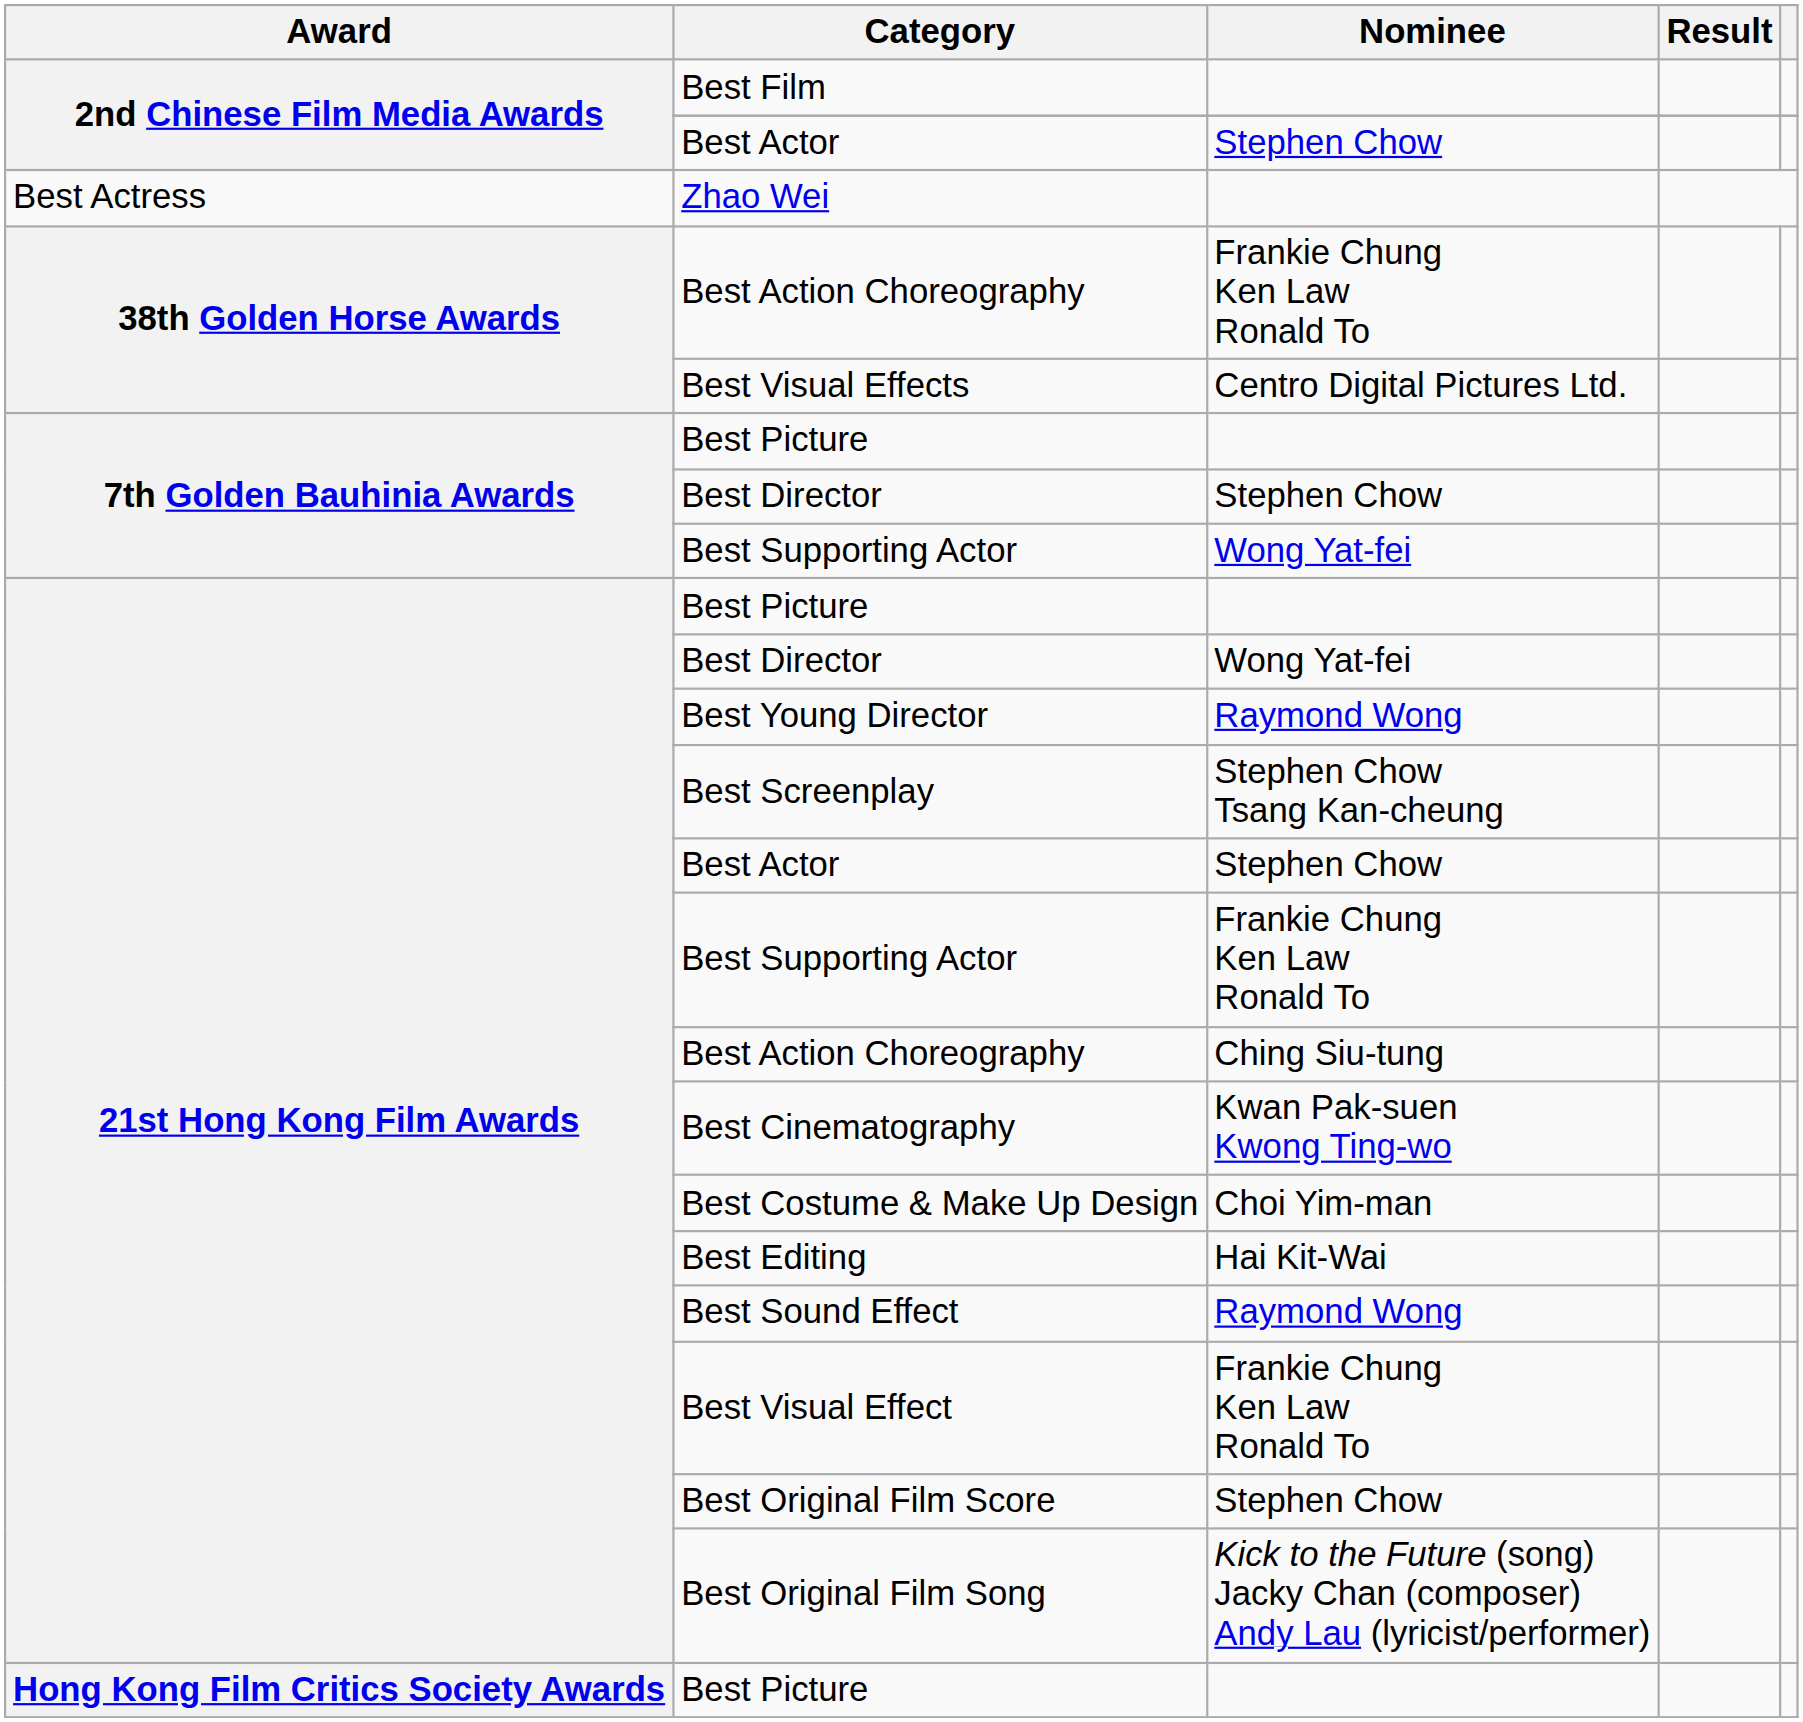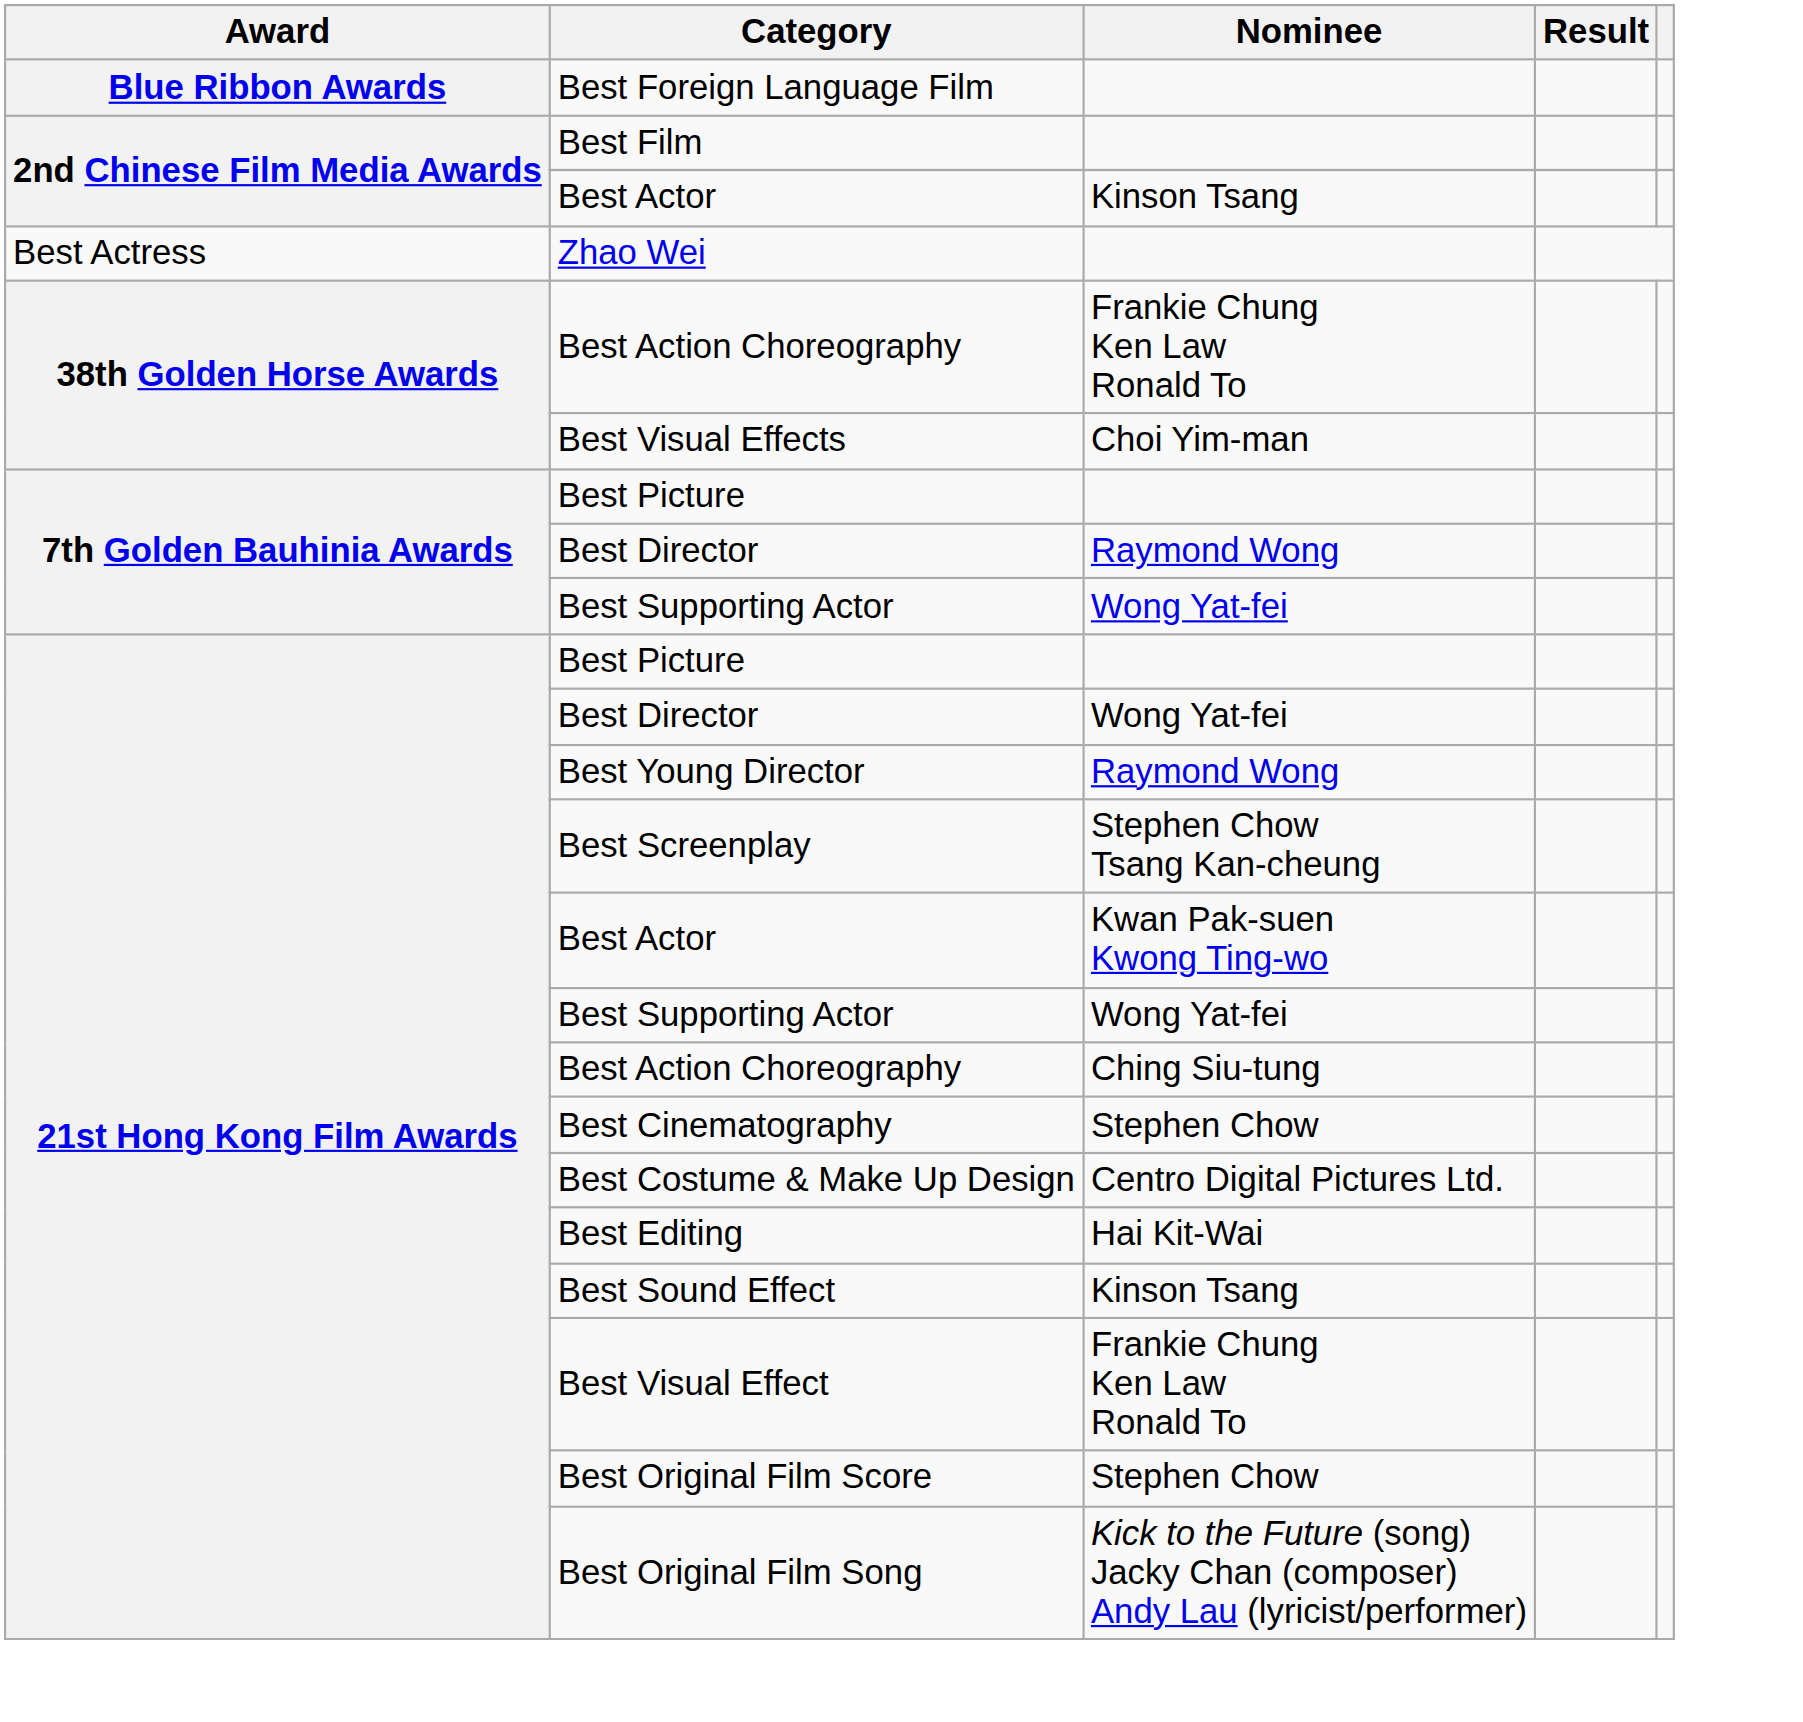+ row: (277, 87)
(1328, 142) Stephen Chow -> (1195, 197) Kinson Tsang
(1421, 385) Centro Digital Pictures Ltd. -> (1200, 440) Choi Yim-man
(1328, 495) Stephen Chow -> (1215, 550) Raymond Wong
(1328, 865) Stephen Chow -> (1213, 939) Kwan Pak-suen Kwong Ting-wo
(1328, 959) Frankie Chung Ken Law Ronald To -> (1189, 1014) Wong Yat-fei
(1336, 1127) Kwan Pak-suen Kwong Ting-wo -> (1205, 1124) Stephen Chow
(1323, 1202) Choi Yim-man -> (1297, 1179) Centro Digital Pictures Ltd.
(1339, 1312) Raymond Wong -> (1195, 1289) Kinson Tsang
- row: (339, 1689)
